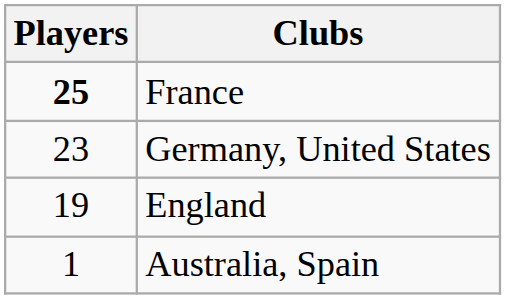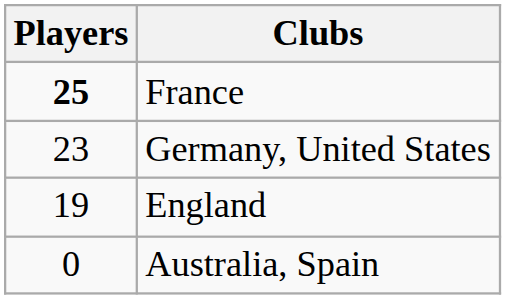(71, 263) 1 -> (71, 263) 0
